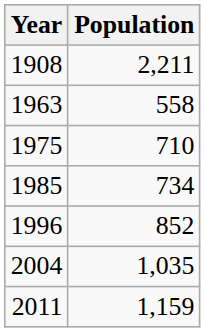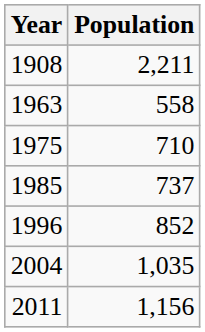(175, 185) 734 -> (175, 185) 737
(165, 306) 1,159 -> (165, 306) 1,156
